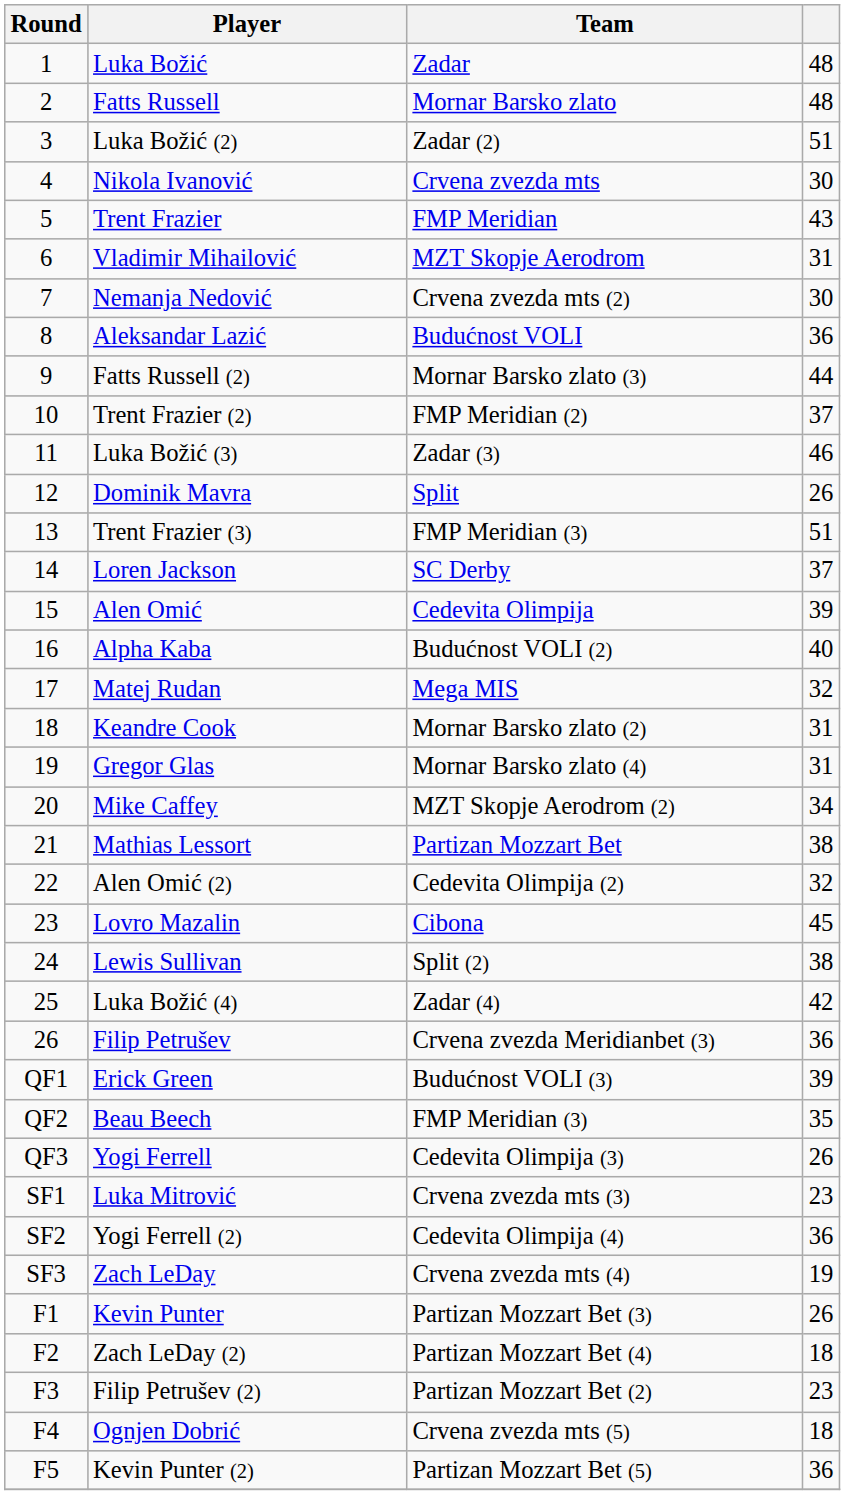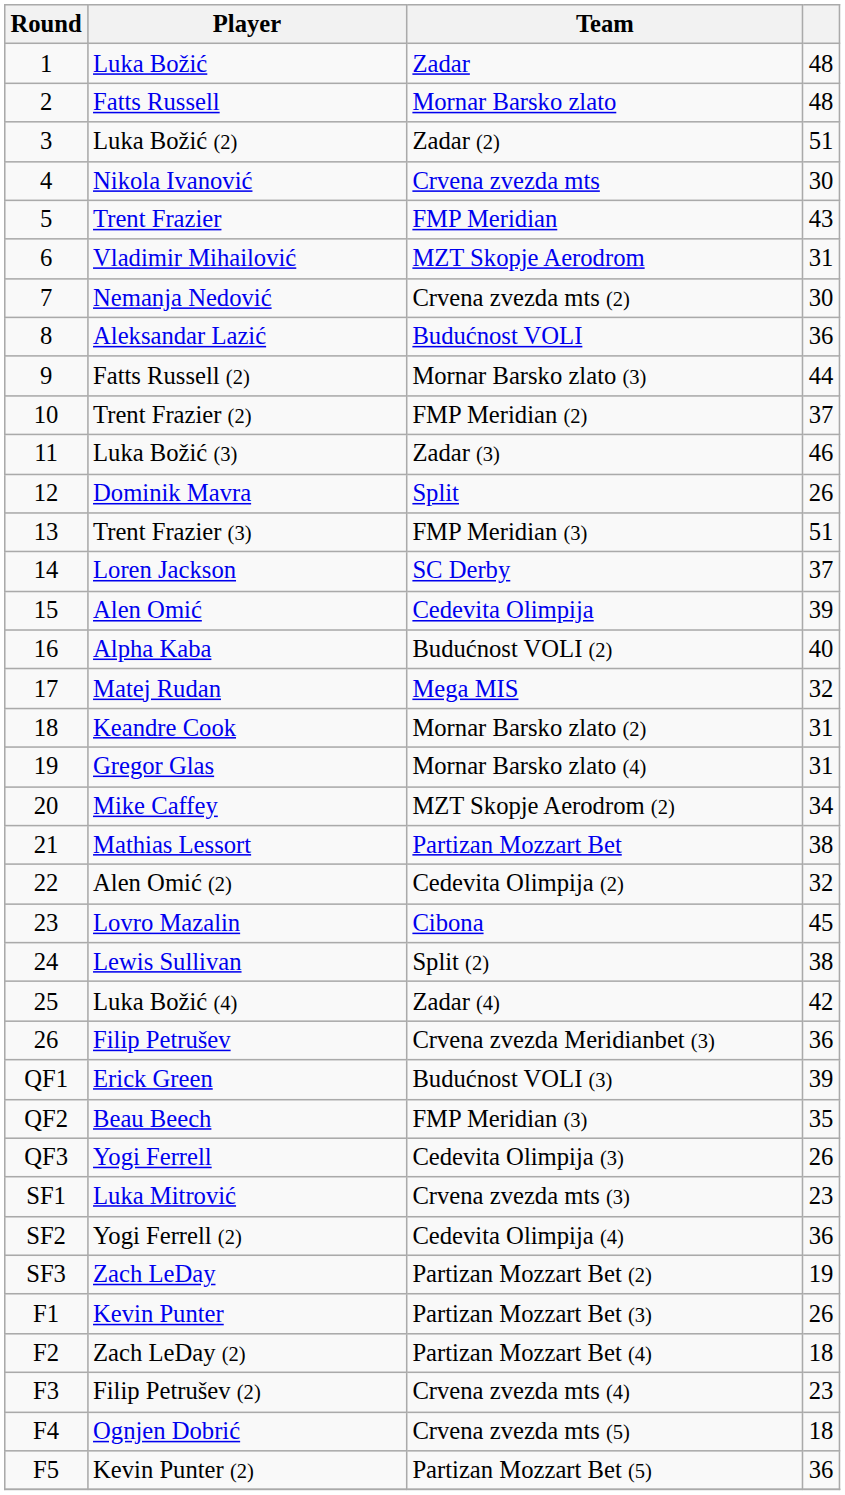(521, 1274) Crvena zvezda mts (4) -> (532, 1274) Partizan Mozzart Bet (2)
(532, 1391) Partizan Mozzart Bet (2) -> (521, 1391) Crvena zvezda mts (4)
